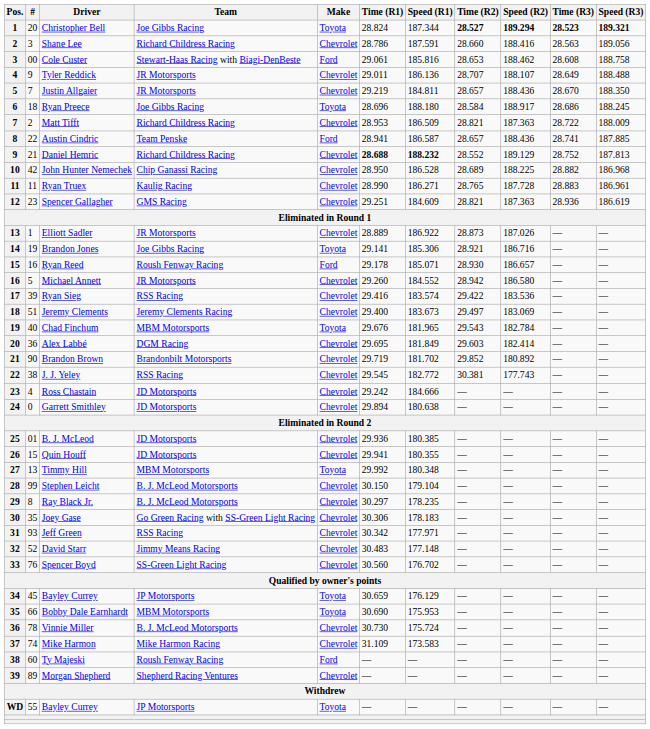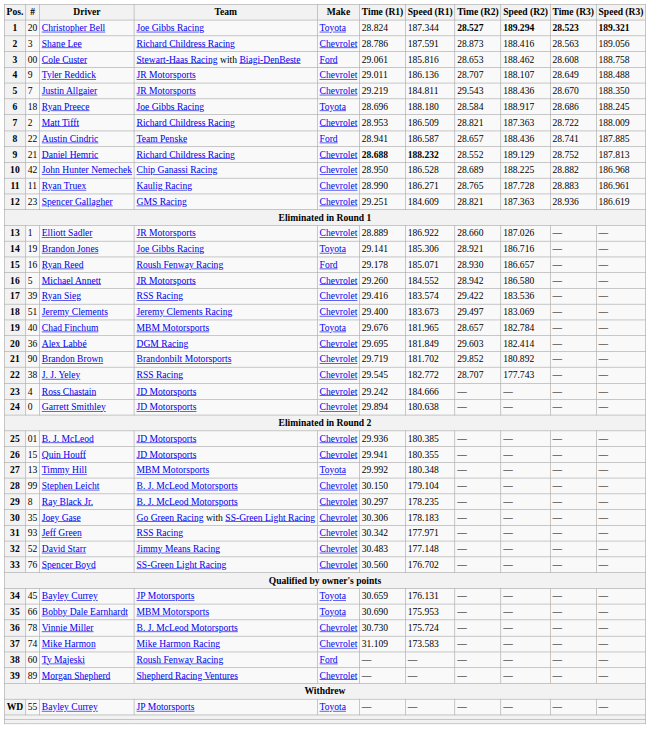(470, 44) 28.660 -> (470, 44) 28.873
(470, 91) 28.657 -> (470, 91) 29.543
(470, 233) 28.873 -> (470, 233) 28.660
(470, 328) 29.543 -> (470, 328) 28.657
(470, 375) 30.381 -> (470, 375) 28.707
(423, 596) 176.129 -> (423, 596) 176.131
